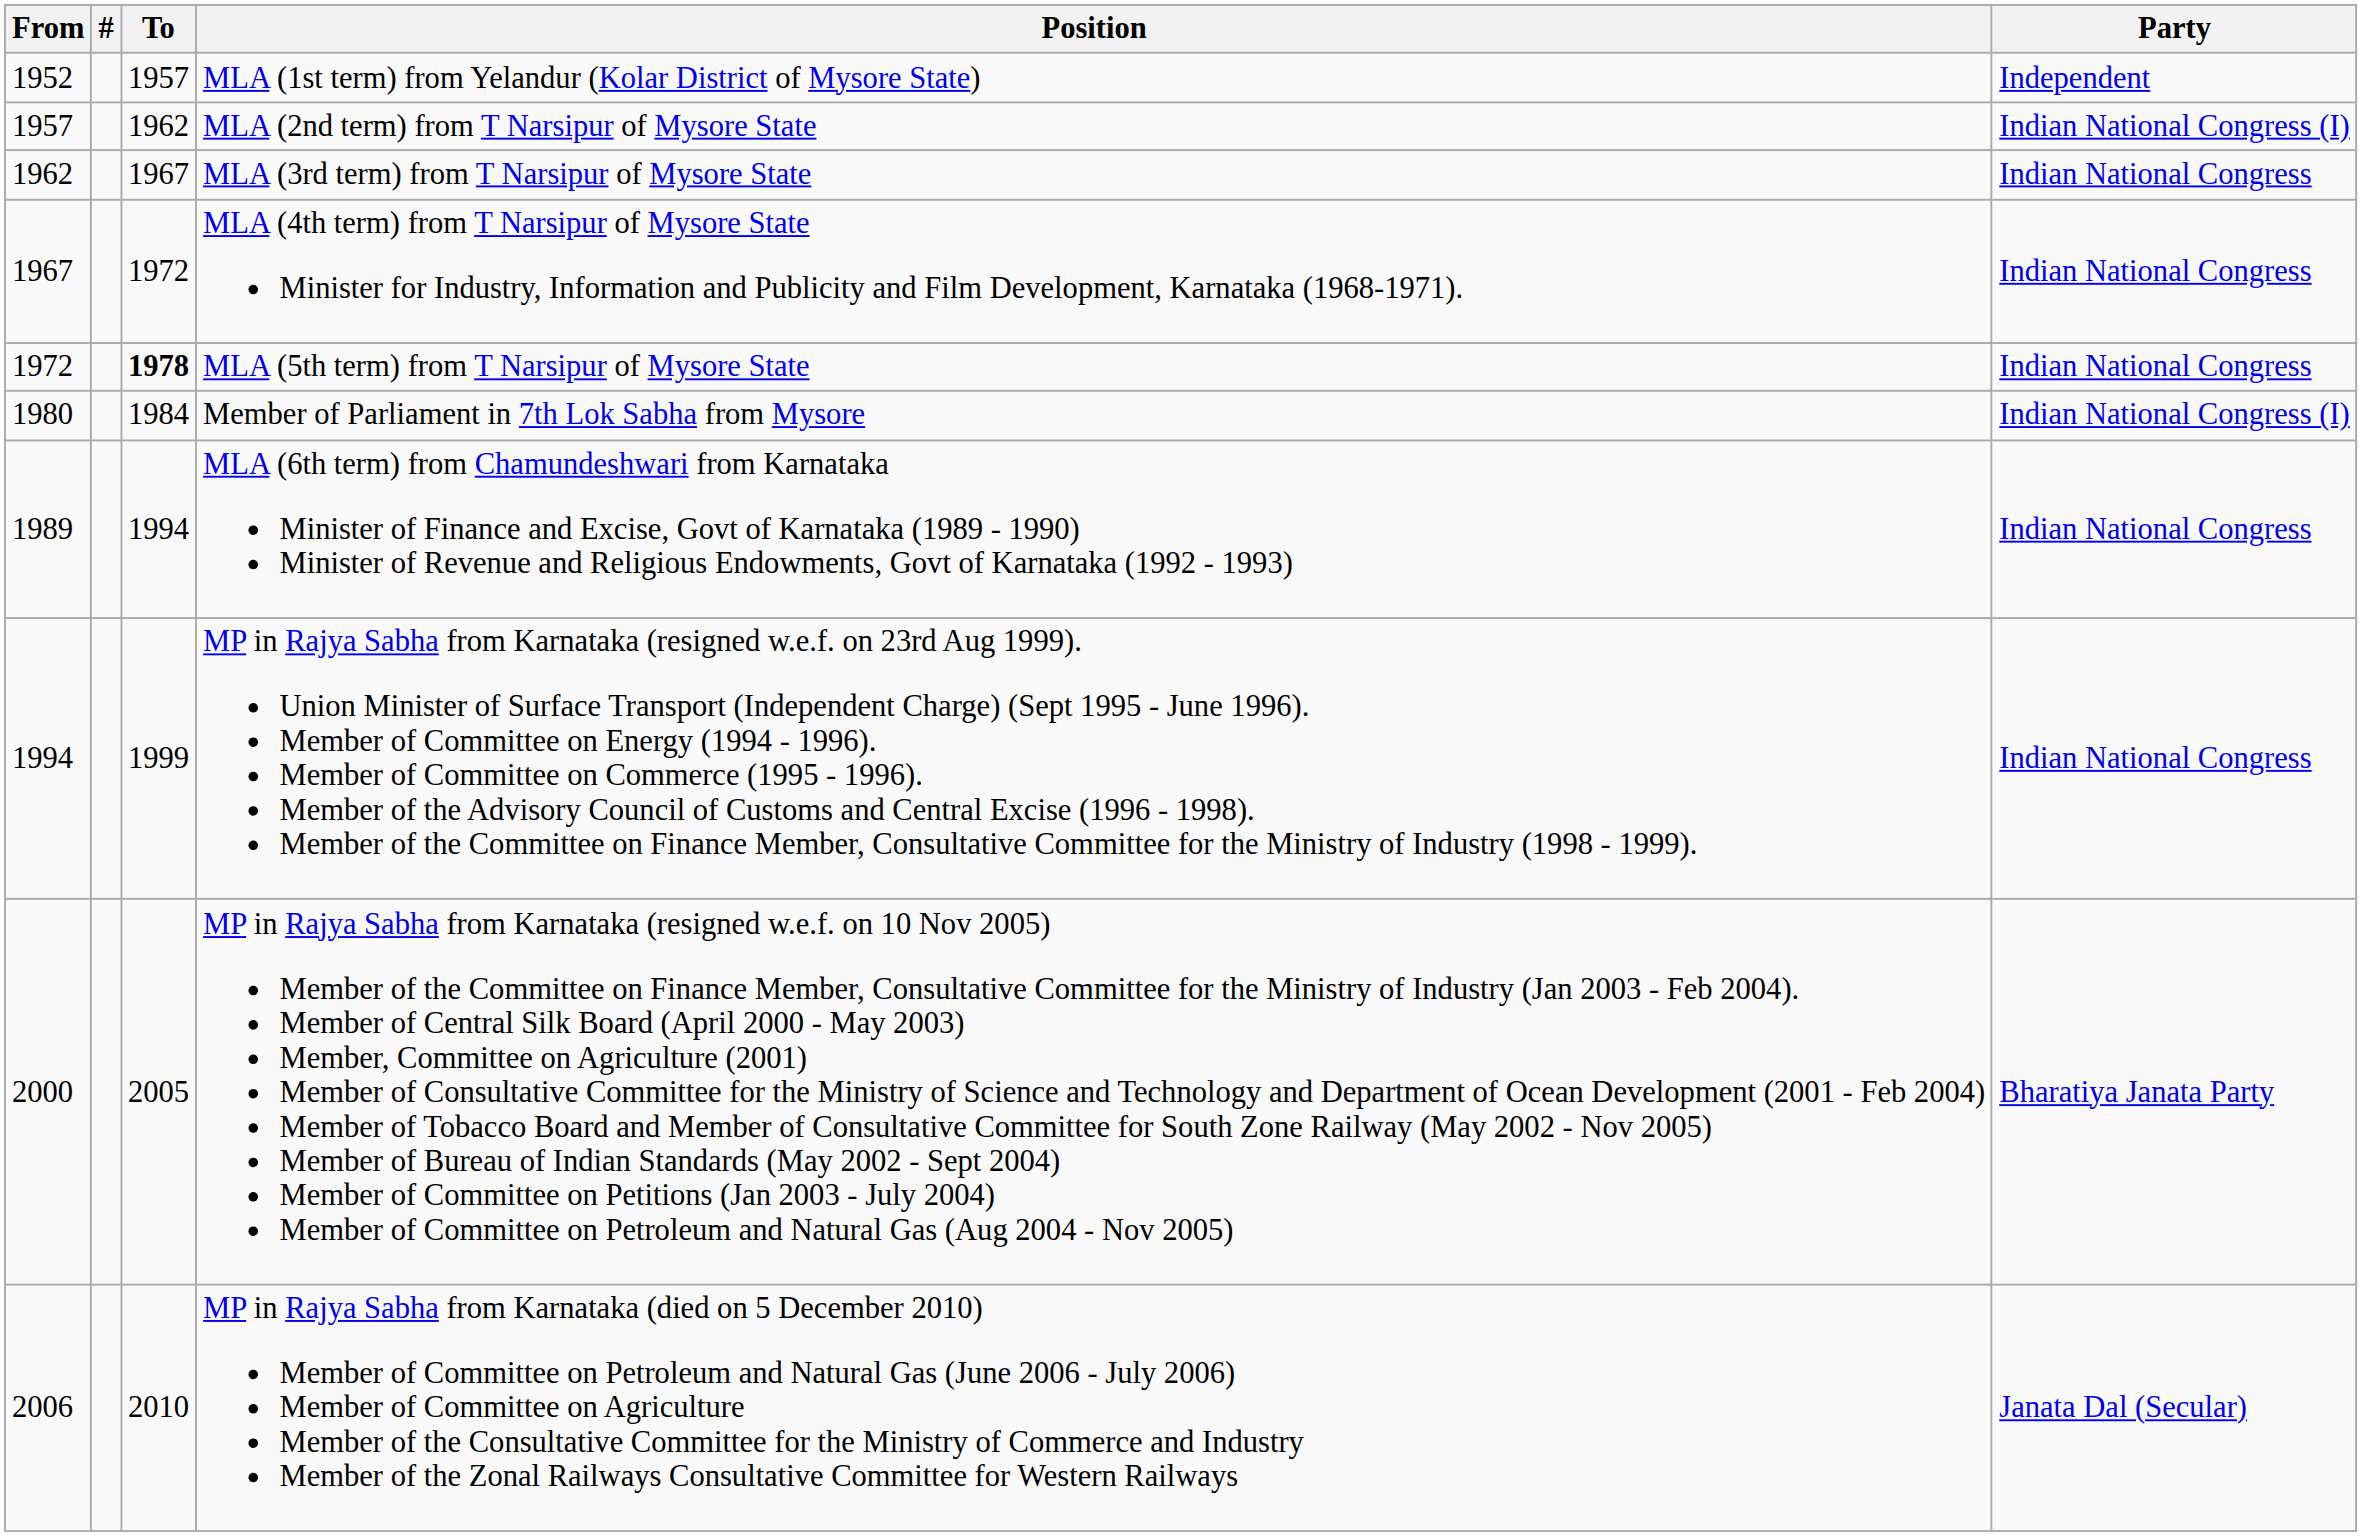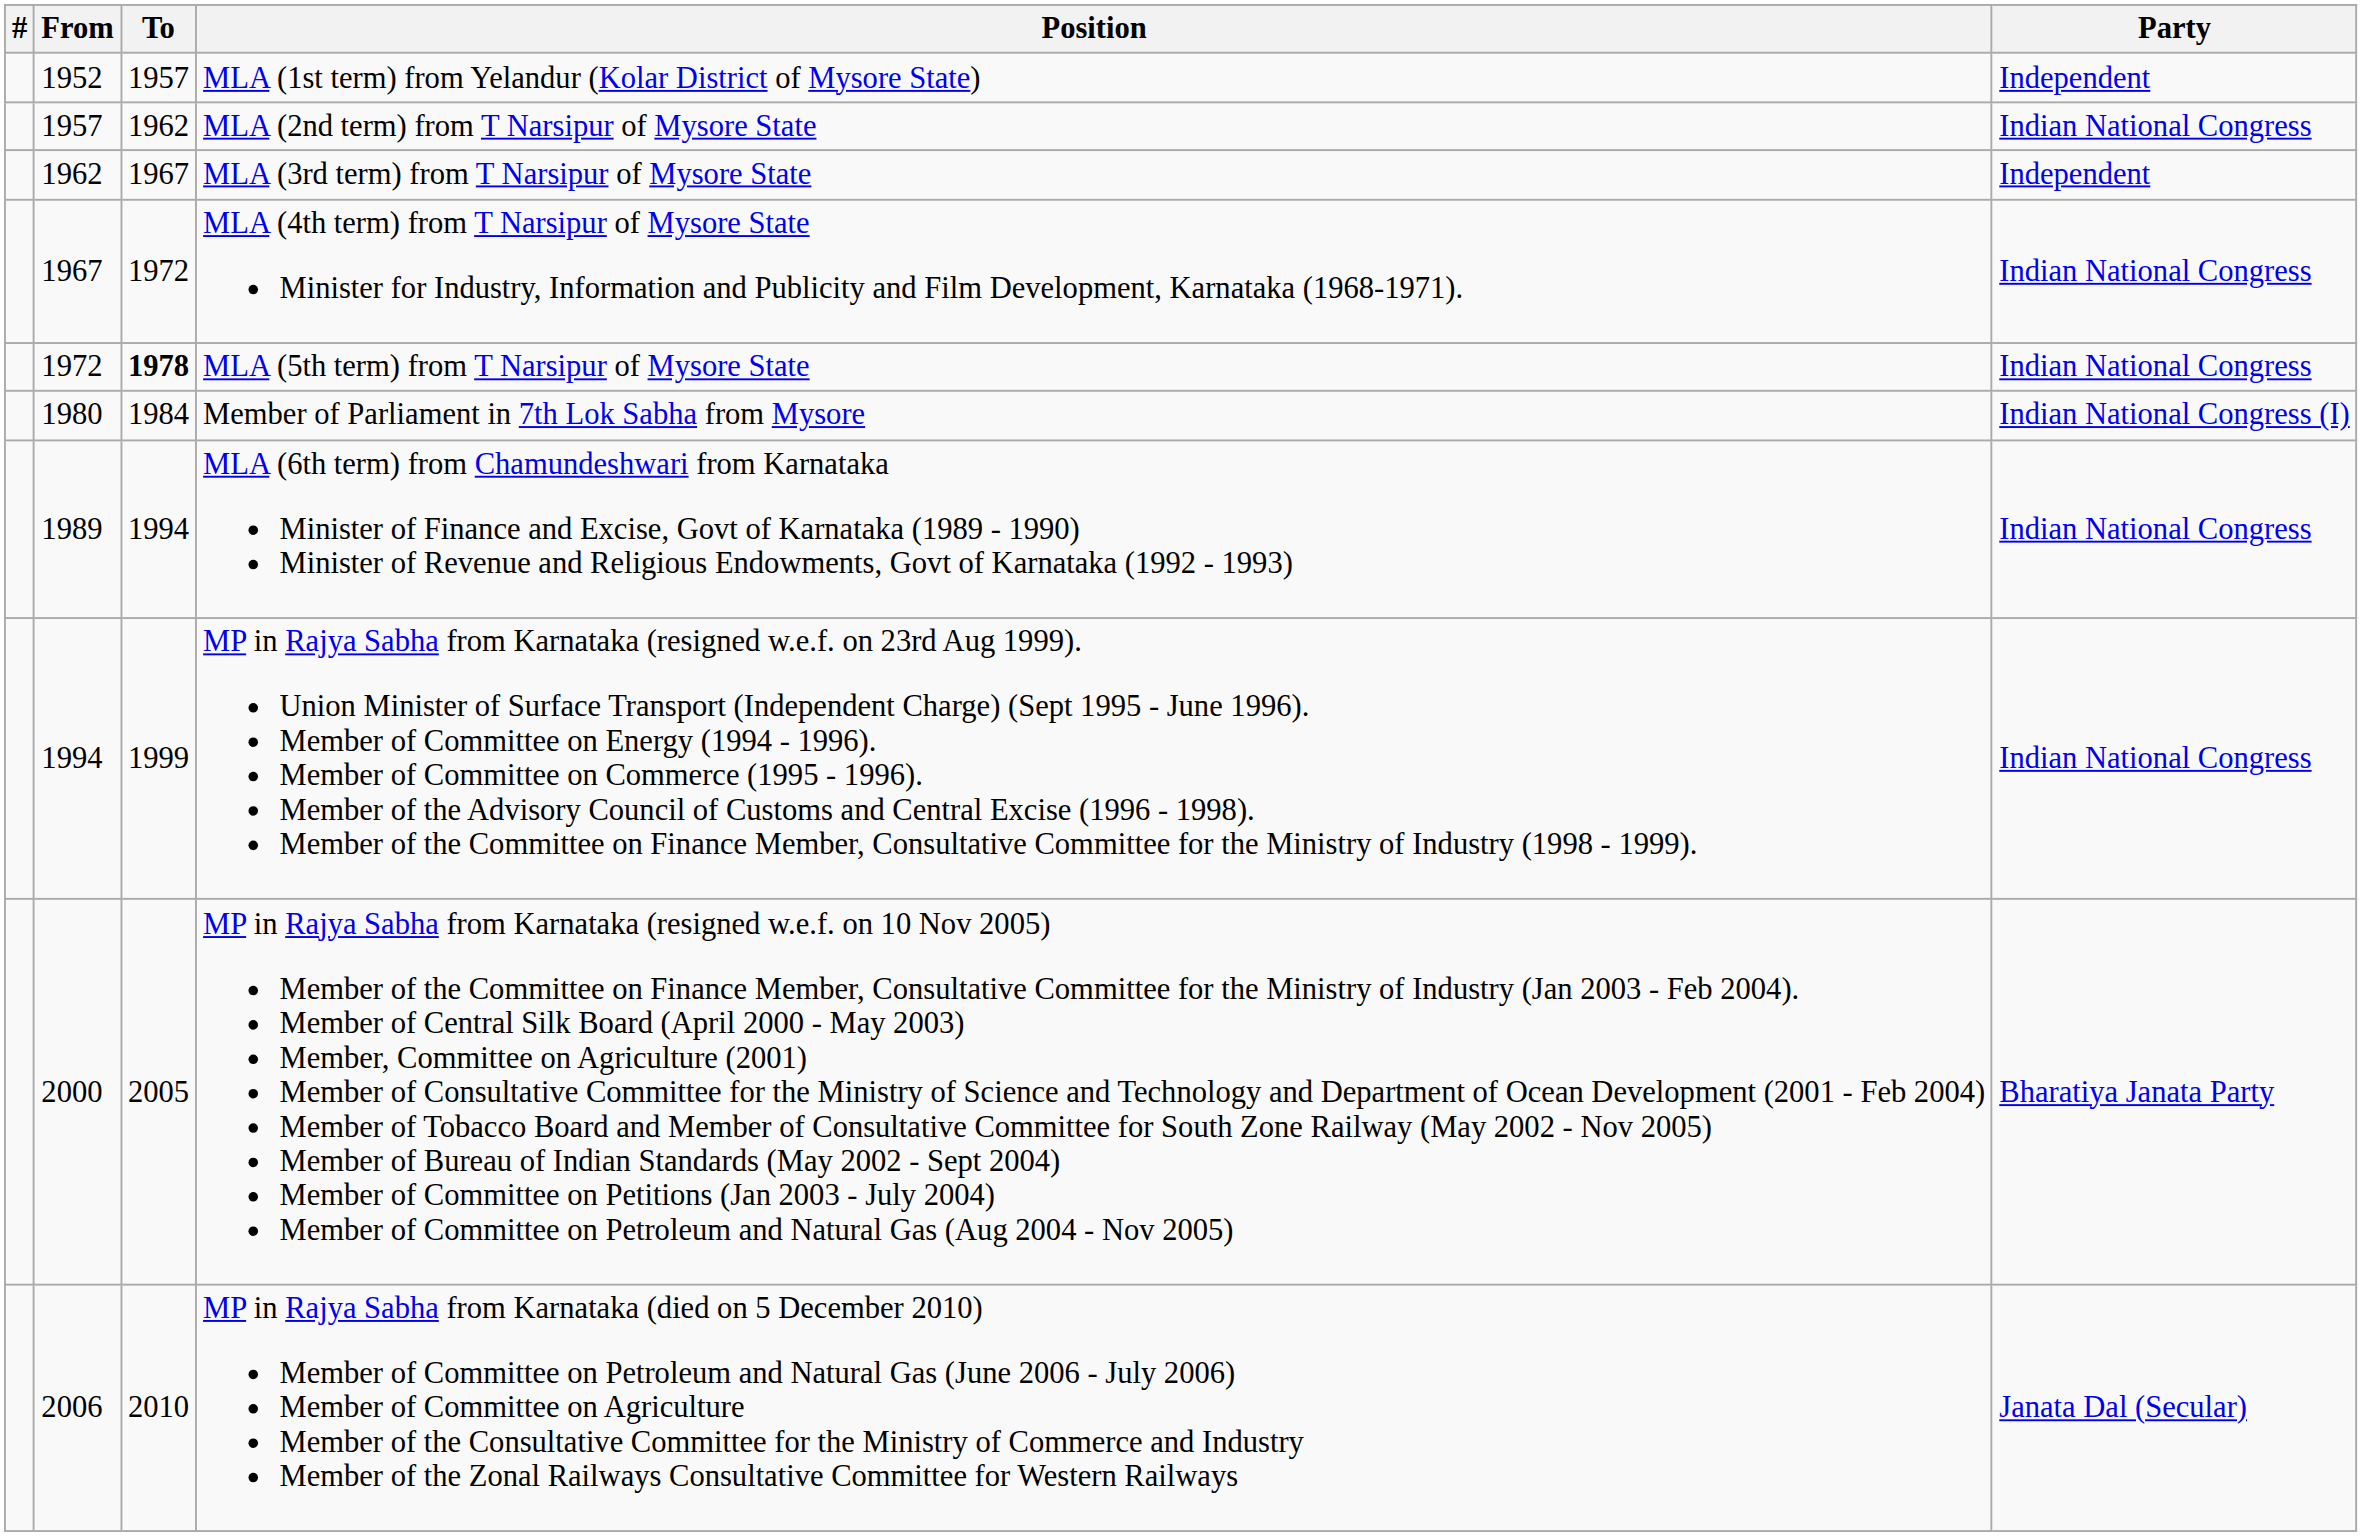columns swapped: (106, 28) <-> (48, 28)
(2175, 125) Indian National Congress (I) -> (2155, 125) Indian National Congress
(2155, 174) Indian National Congress -> (2075, 174) Independent
